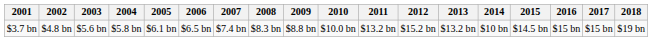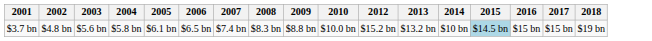- column: (378, 12)
(530, 28) no background -> (490, 28) lightblue background
